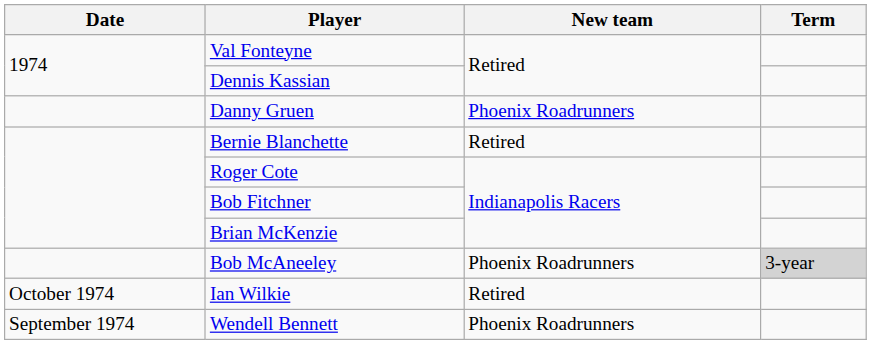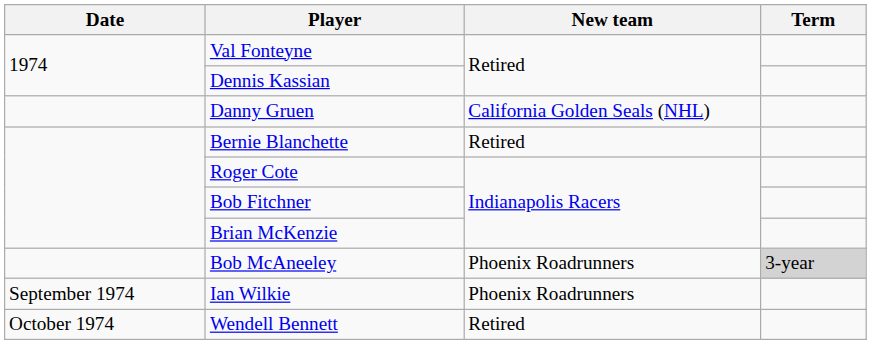(551, 111) Phoenix Roadrunners -> (589, 111) California Golden Seals (NHL)
(62, 293) October 1974 -> (72, 293) September 1974
(497, 293) Retired -> (551, 293) Phoenix Roadrunners
(72, 324) September 1974 -> (62, 324) October 1974
(551, 324) Phoenix Roadrunners -> (497, 324) Retired
